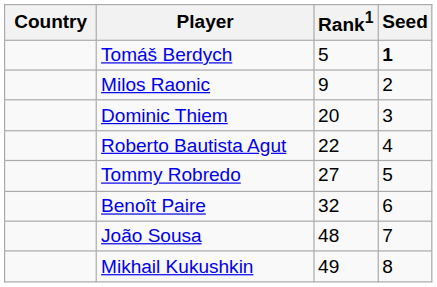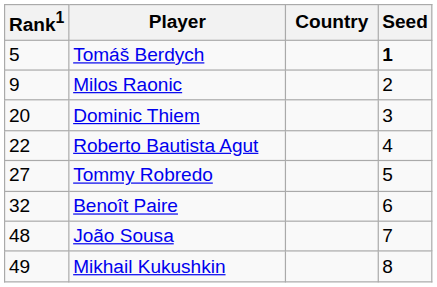columns swapped: (51, 22) <-> (346, 22)
